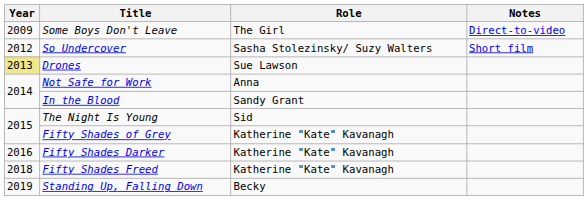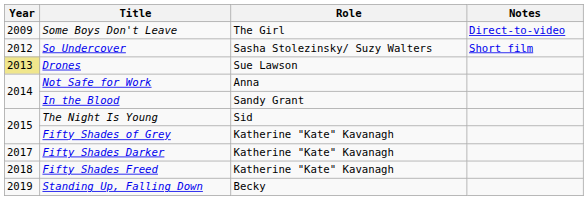(20, 152) 2016 -> (20, 152) 2017
